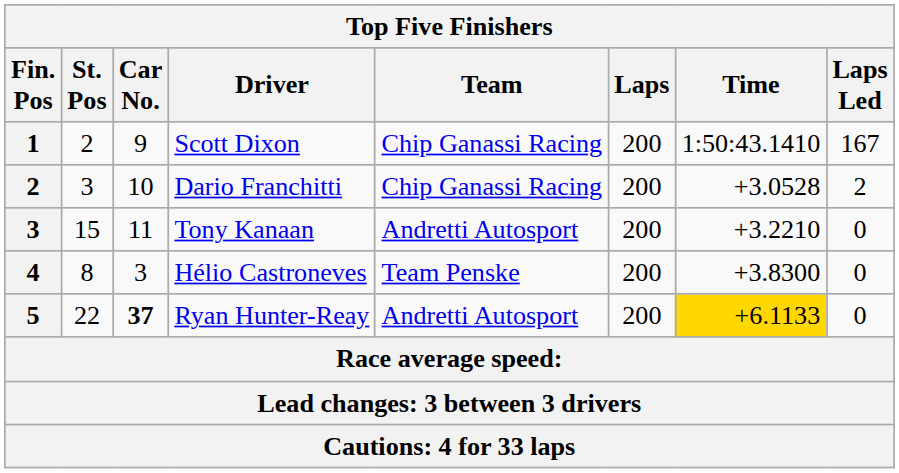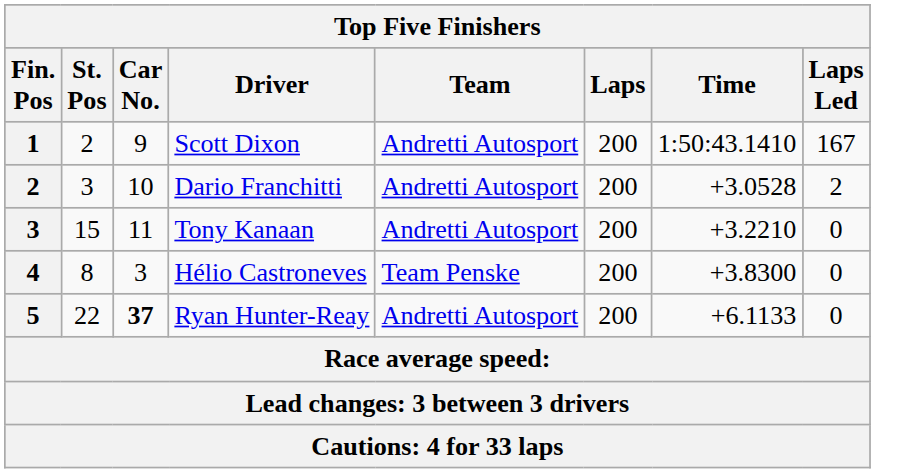(492, 143) Chip Ganassi Racing -> (480, 143) Andretti Autosport
(492, 186) Chip Ganassi Racing -> (480, 186) Andretti Autosport
(777, 315) gold background -> (754, 315) no background
